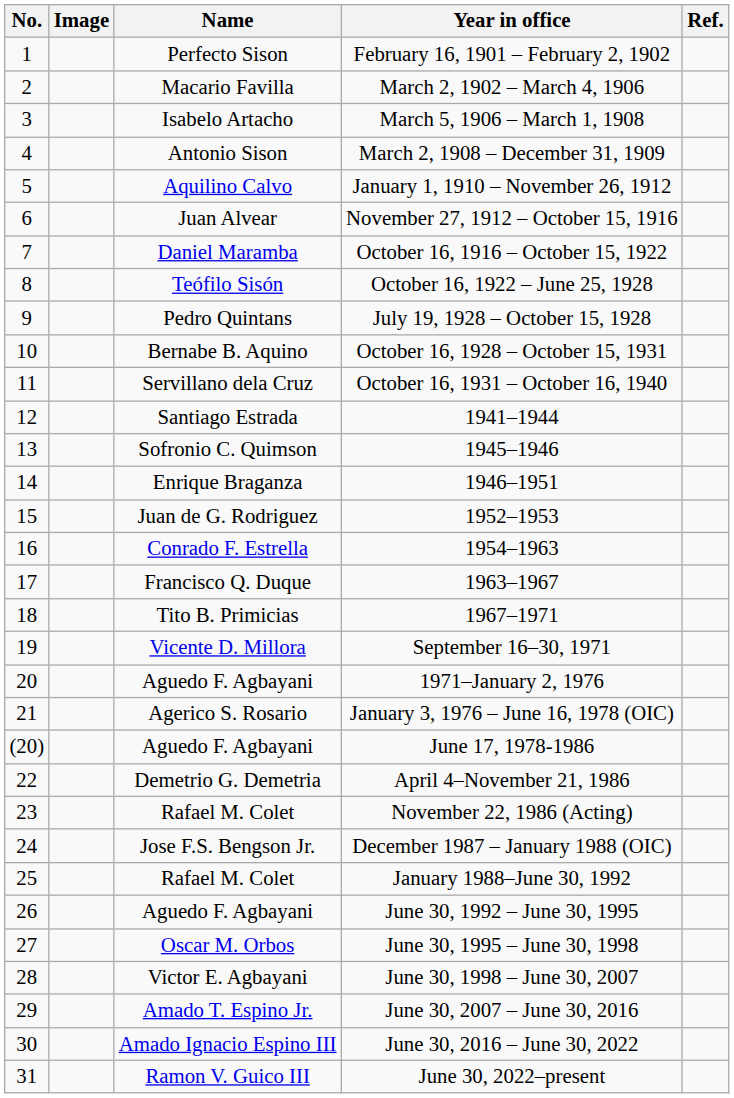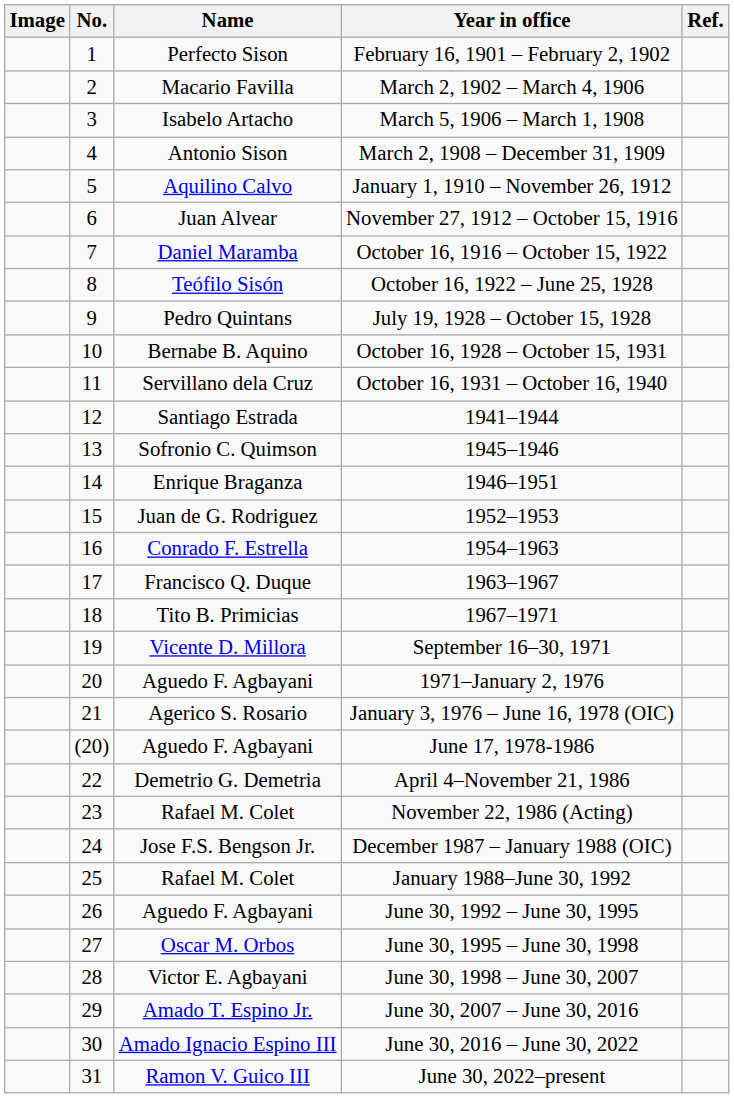columns swapped: (27, 20) <-> (81, 20)
